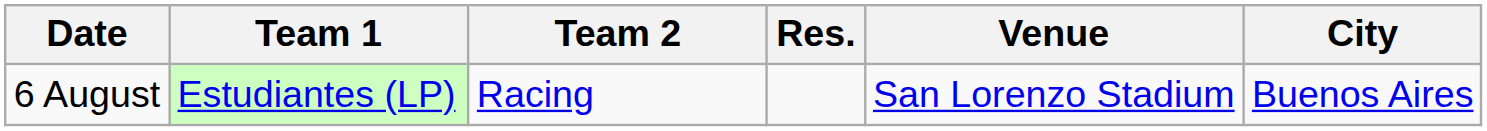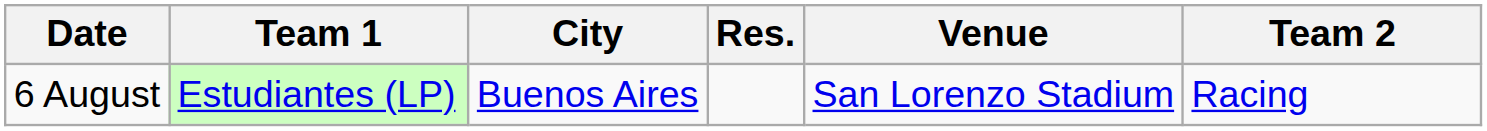columns swapped: (618, 34) <-> (1363, 34)
